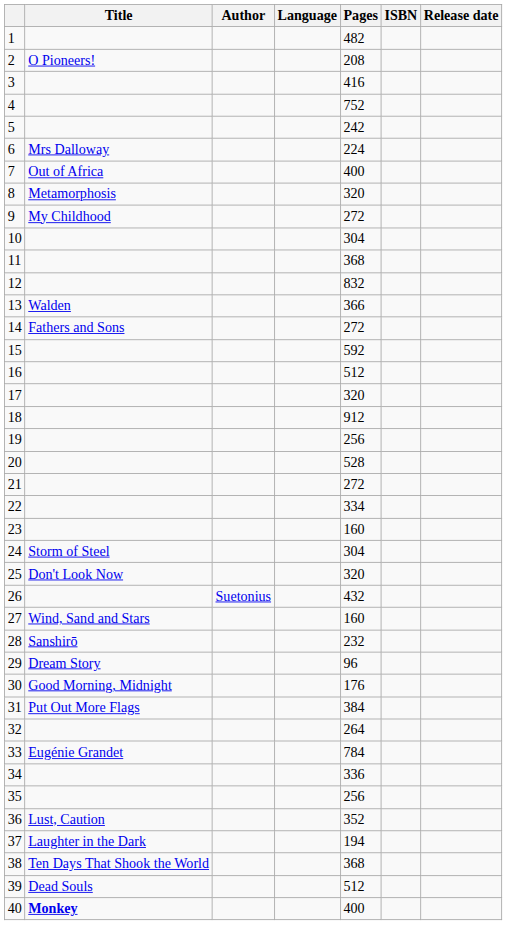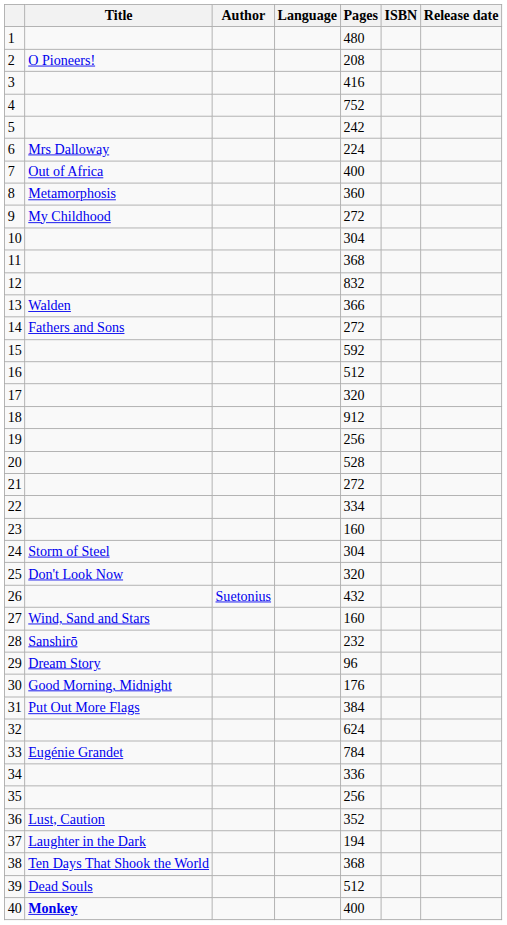(354, 37) 482 -> (354, 37) 480
(354, 194) 320 -> (354, 194) 360
(354, 730) 264 -> (354, 730) 624
